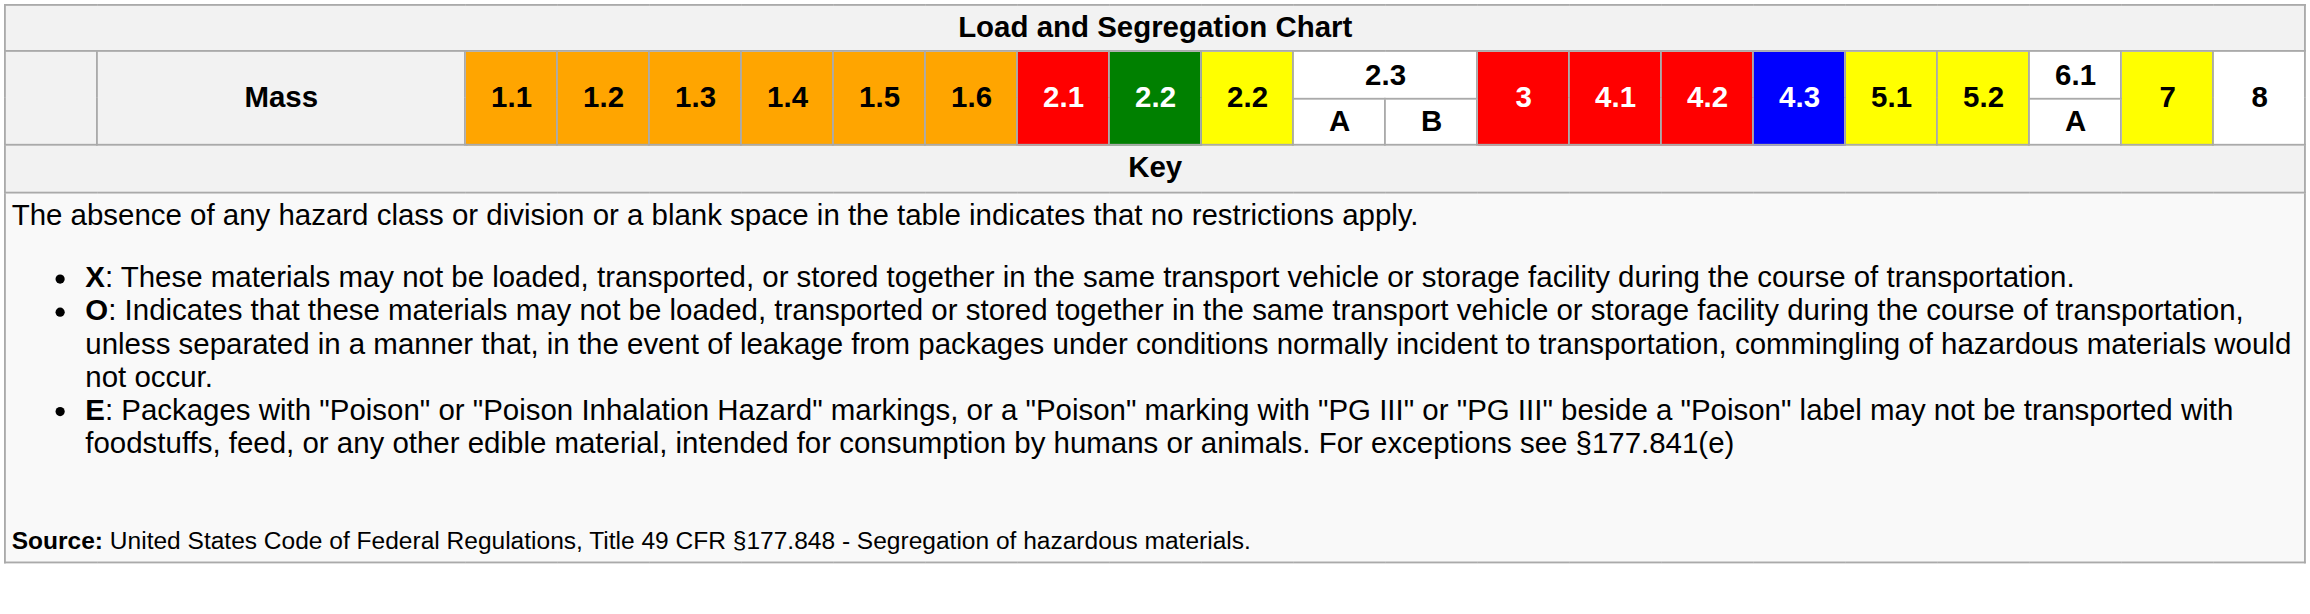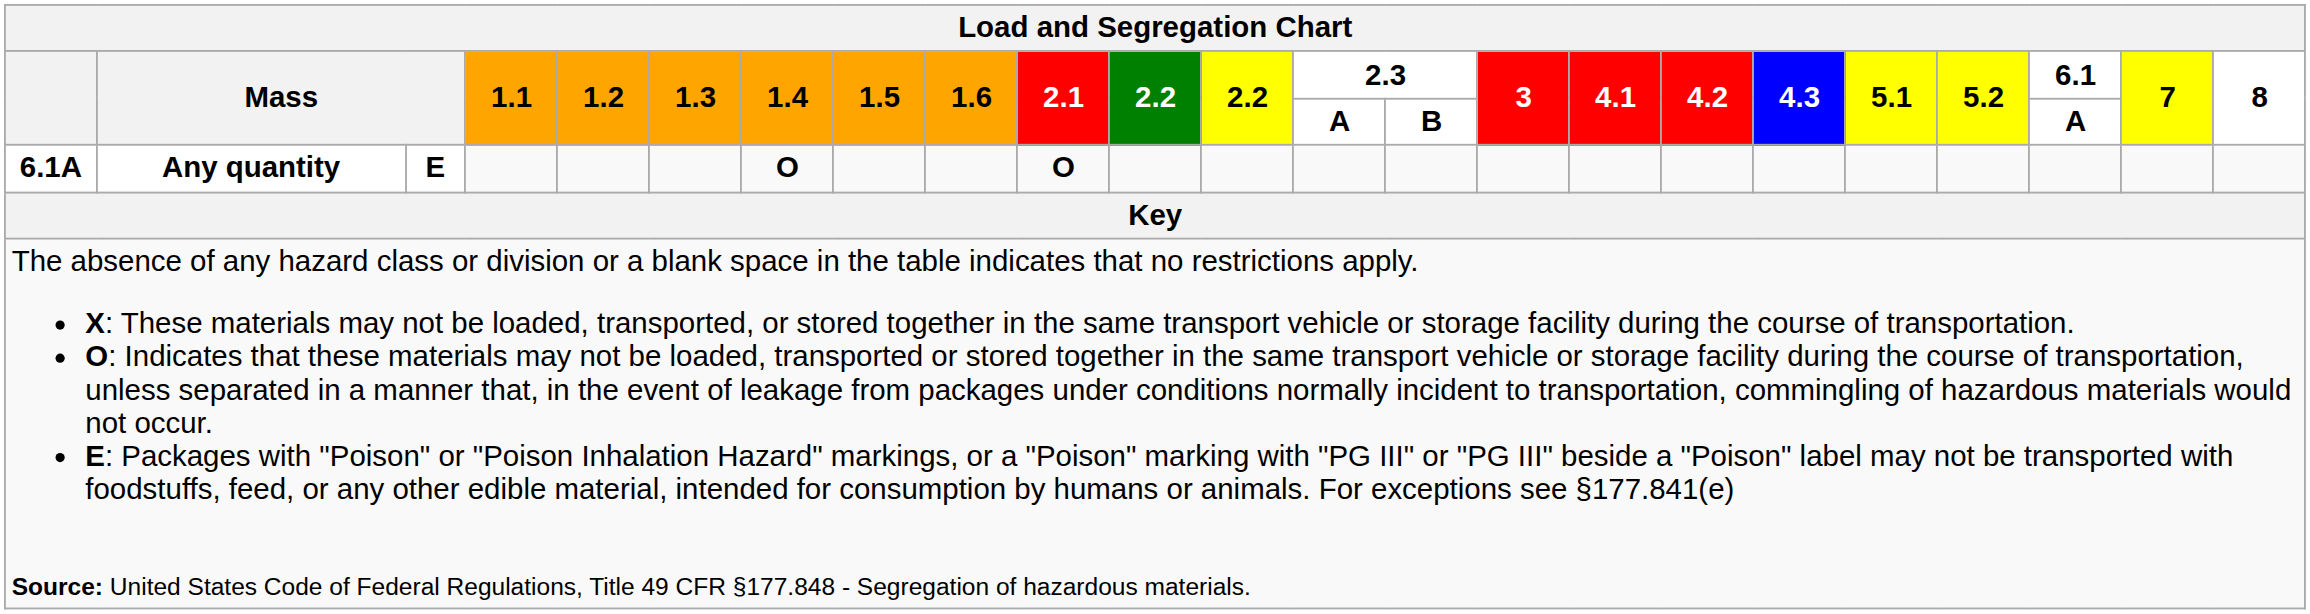+ row: (251, 167)
